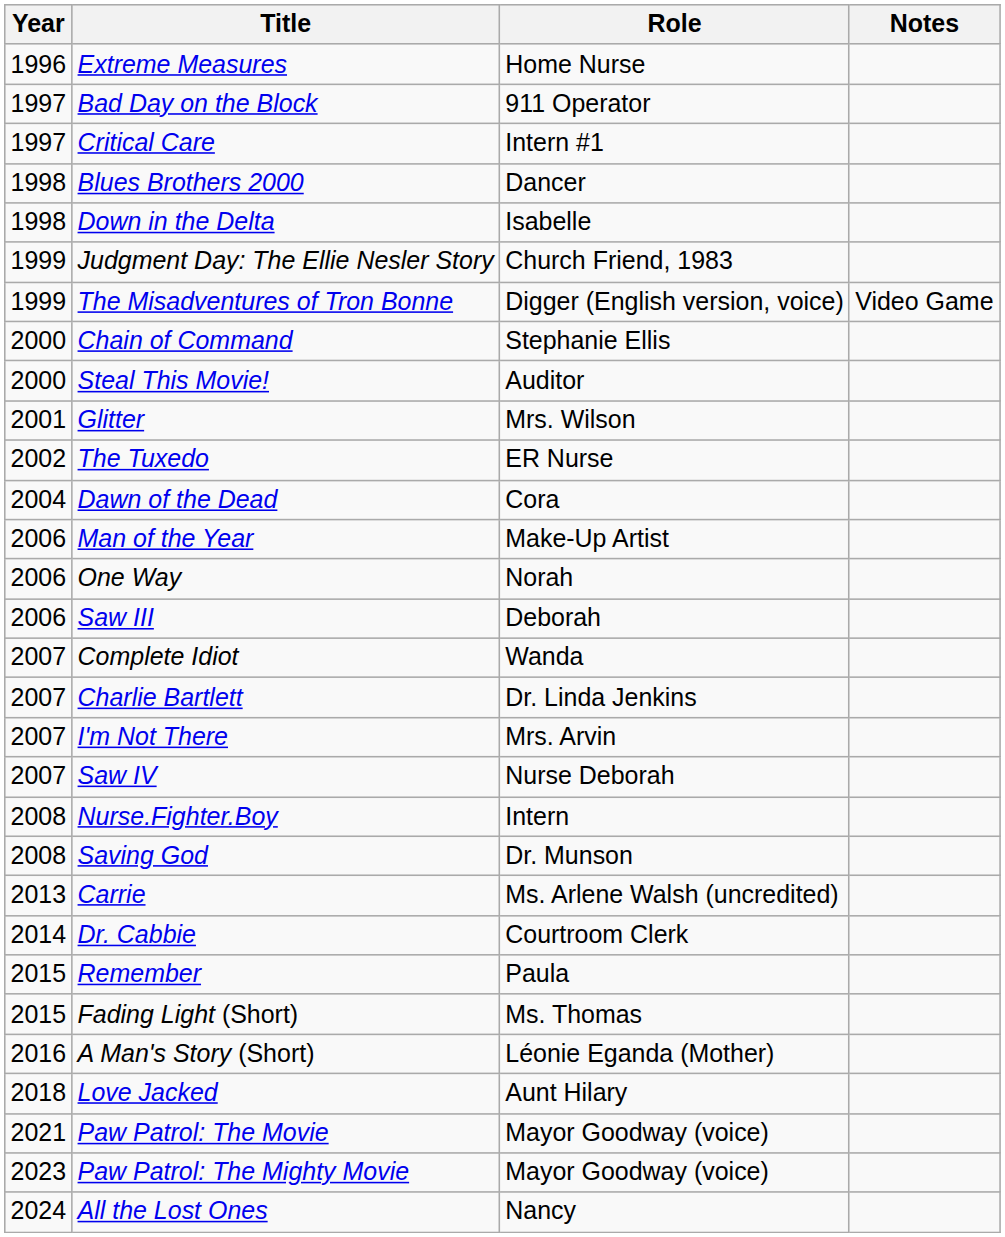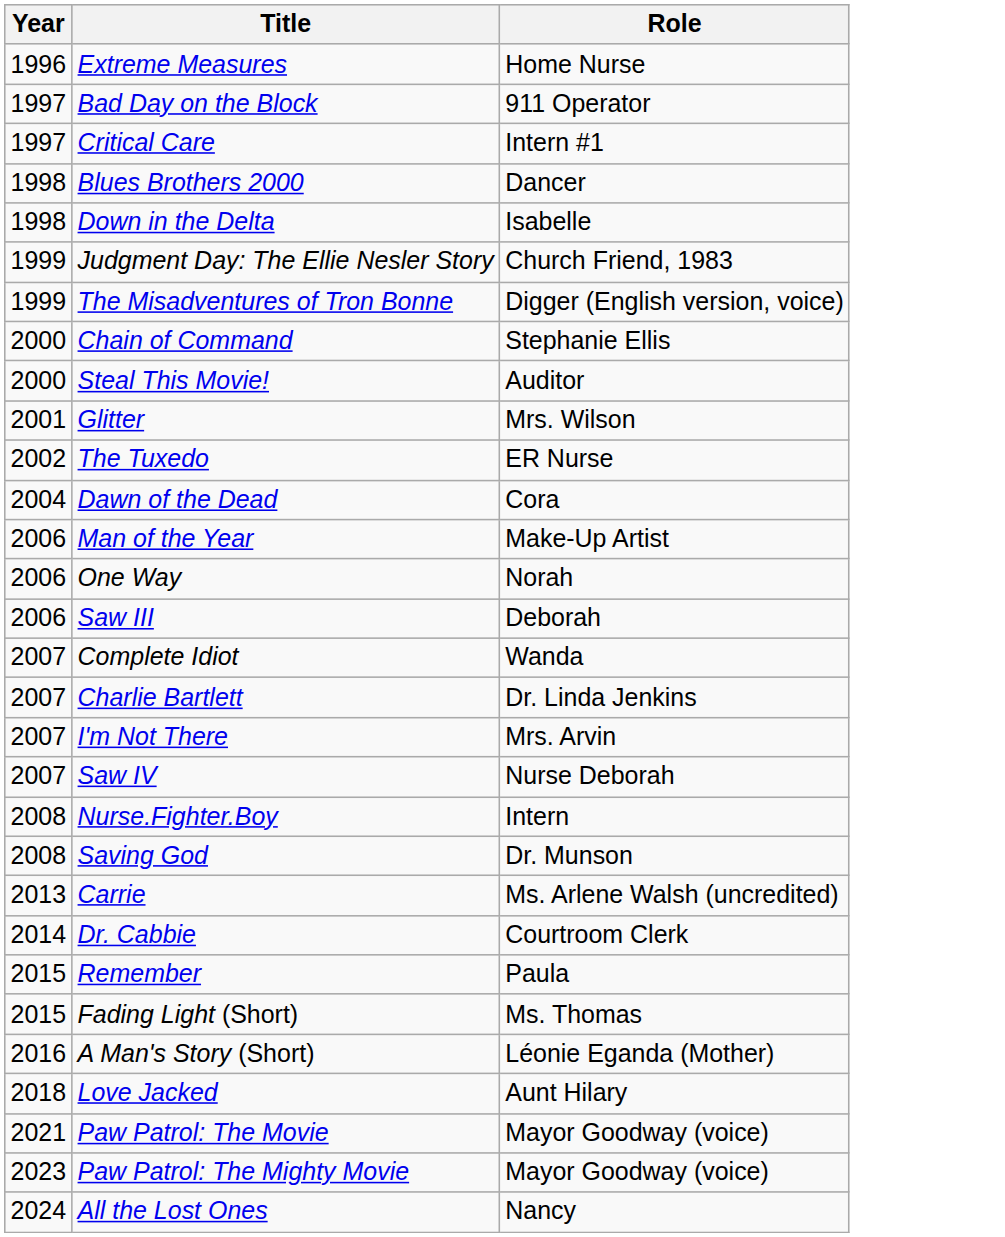- column: (924, 24)
